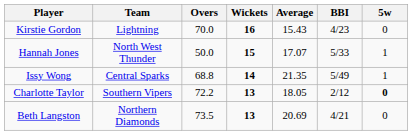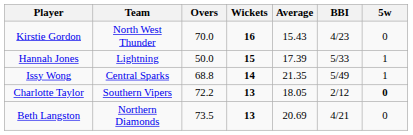(137, 30) Lightning -> (137, 36) North West Thunder
(137, 53) North West Thunder -> (137, 59) Lightning
(295, 53) 17.07 -> (295, 59) 17.39
